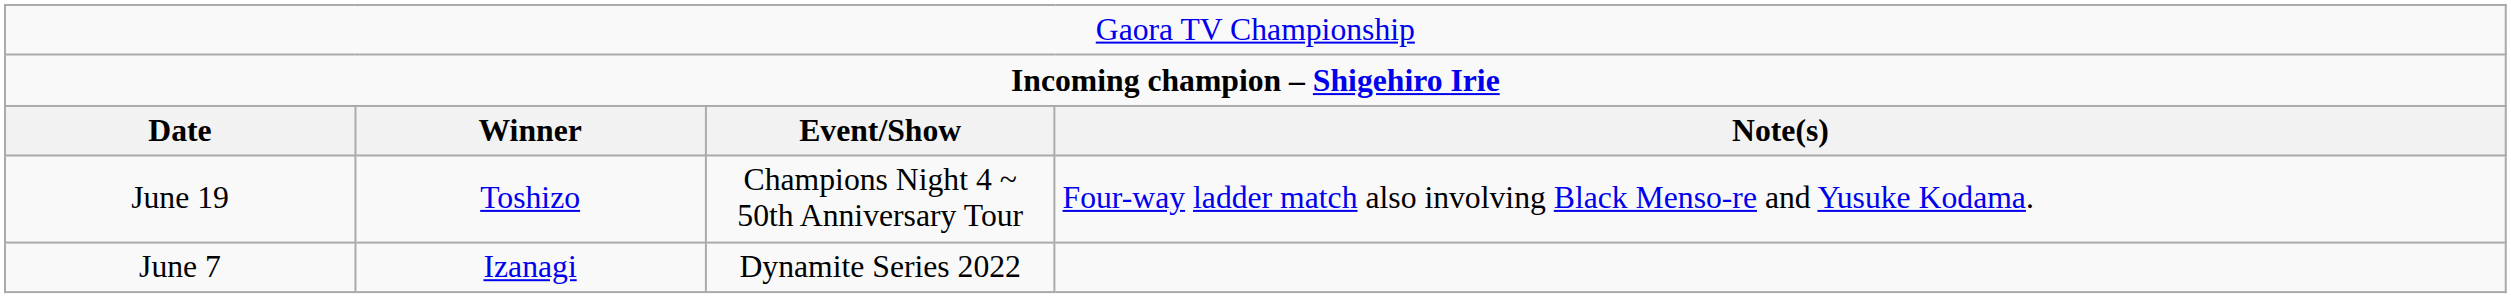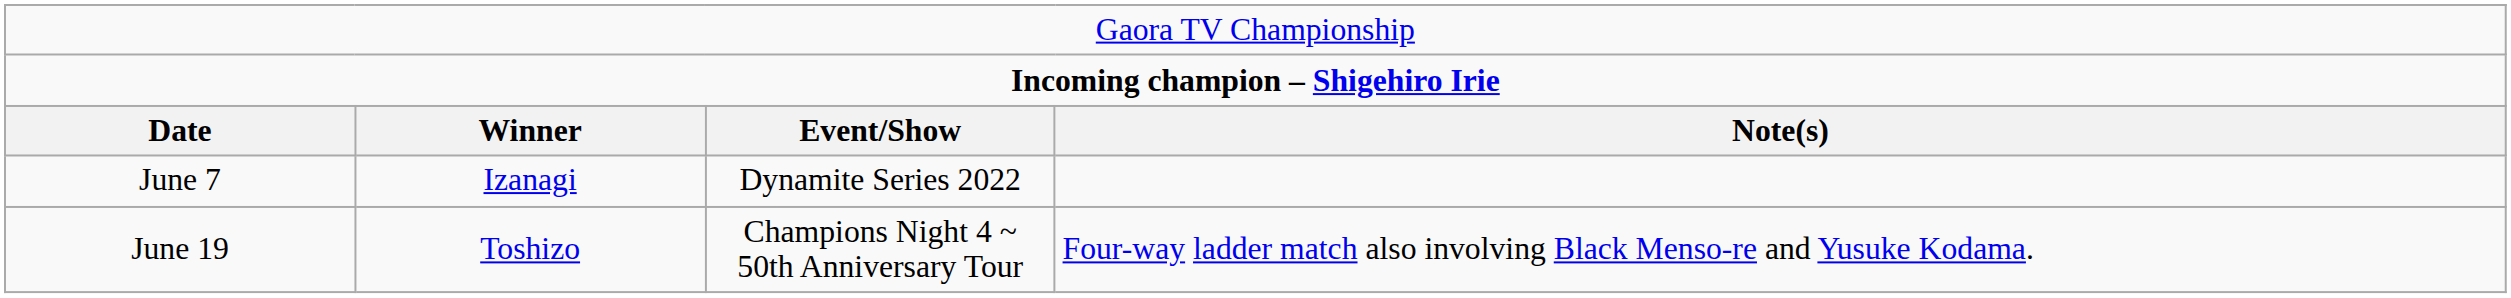rows swapped: (180, 266) <-> (180, 198)
